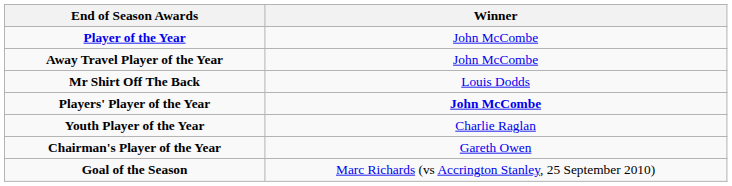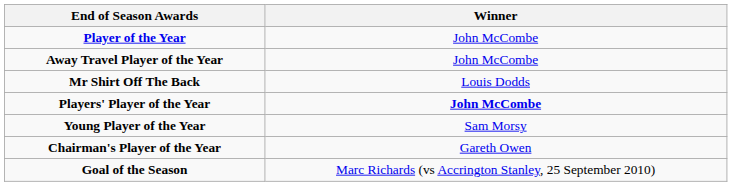+ row: (135, 125)
- row: (135, 125)
